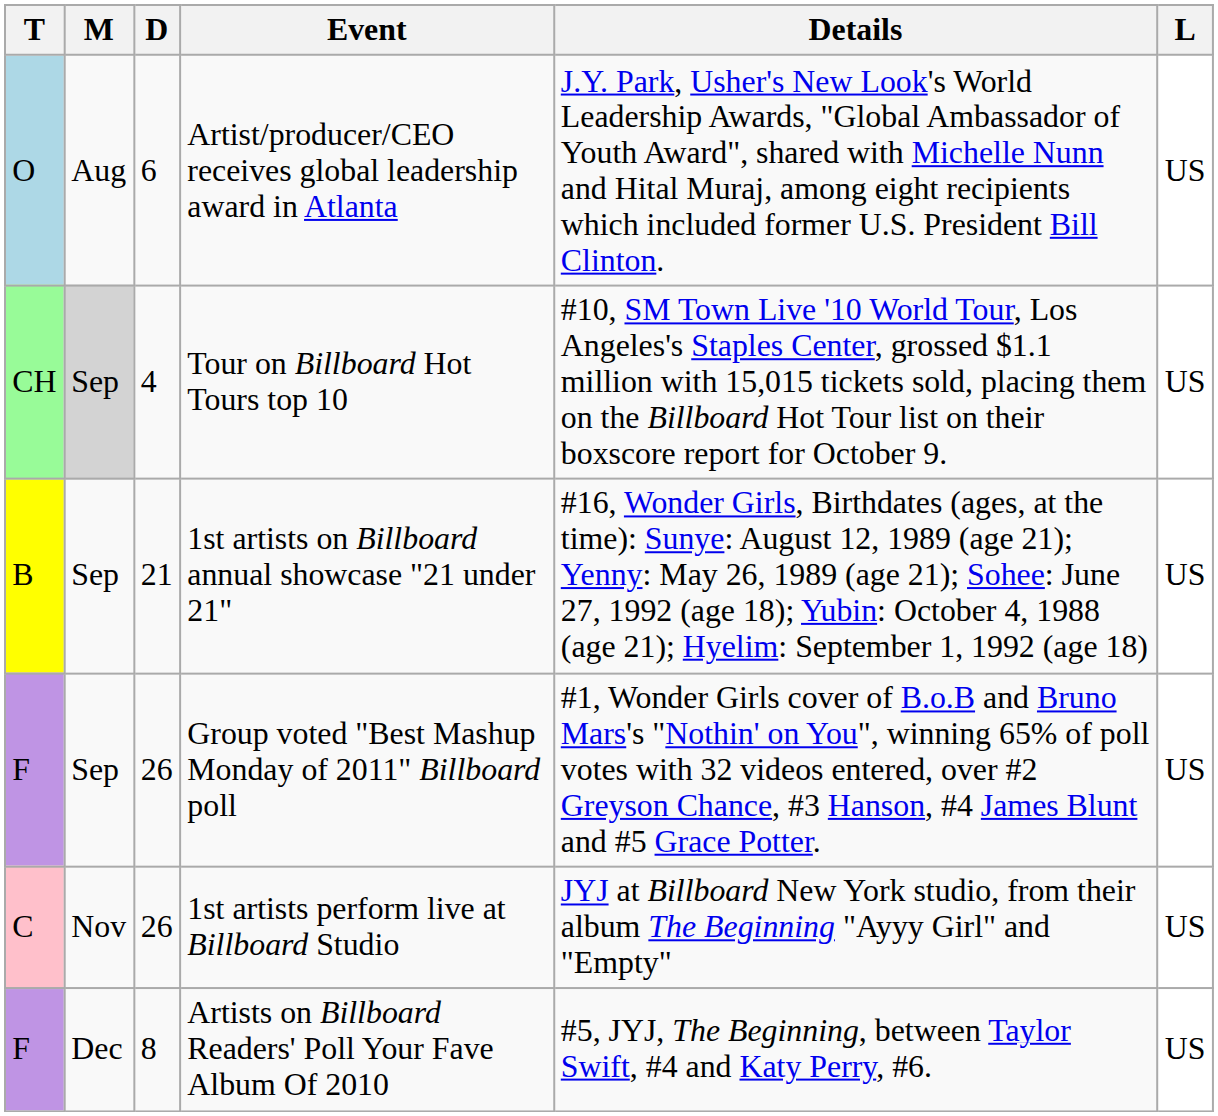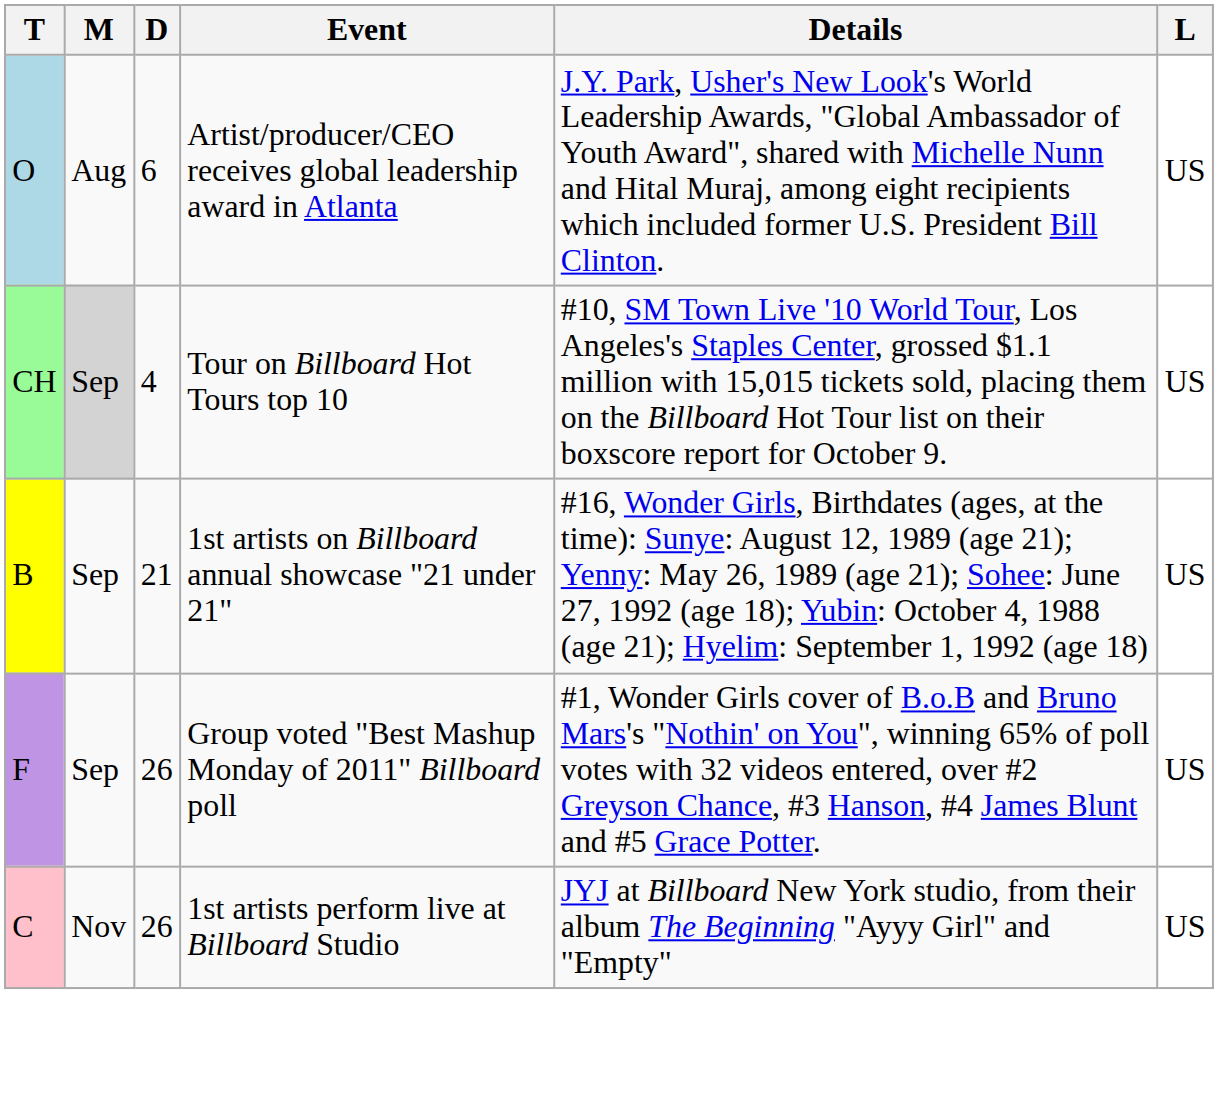- row: (341, 1049)
